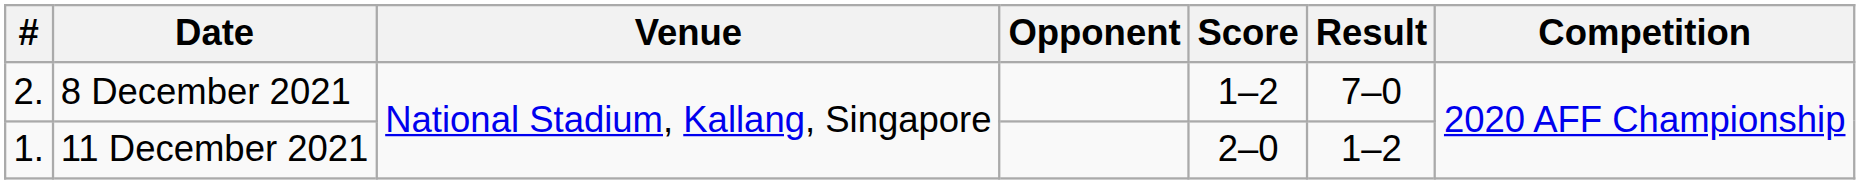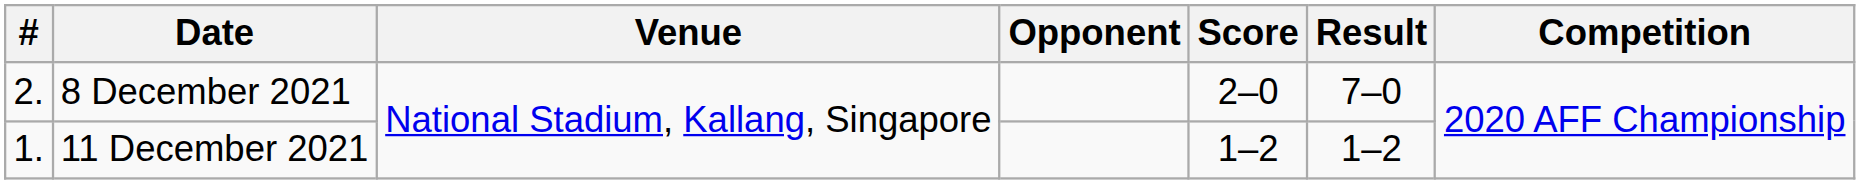(1248, 91) 1–2 -> (1248, 91) 2–0
(1248, 149) 2–0 -> (1248, 149) 1–2
